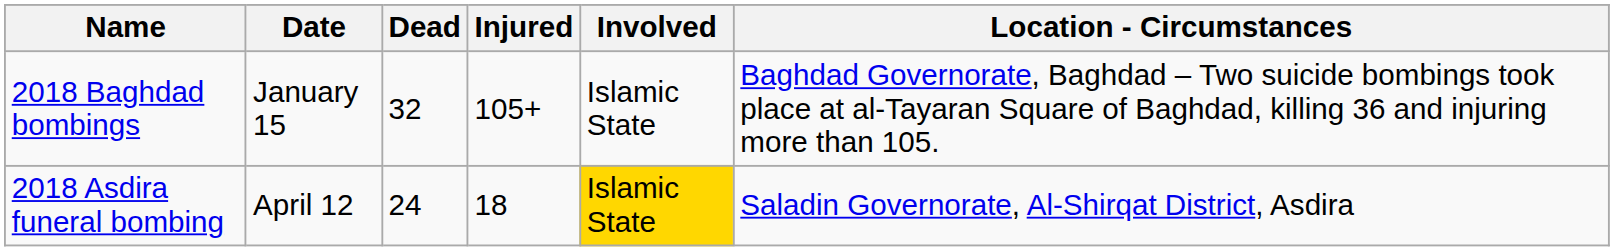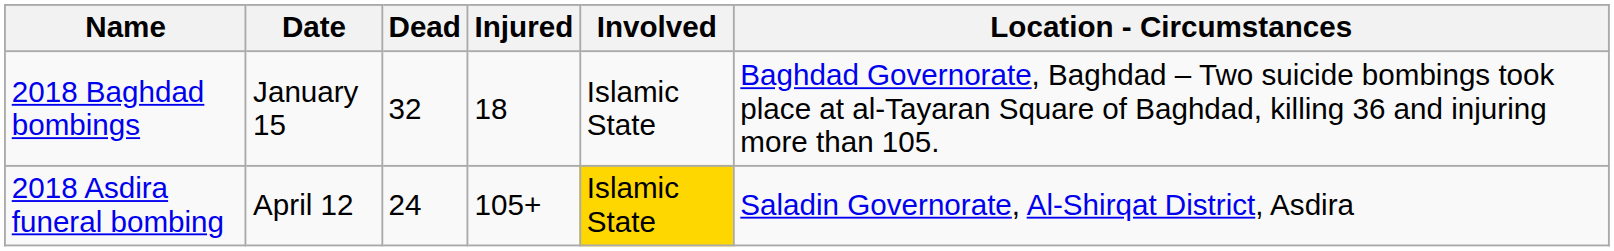(508, 108) 105+ -> (491, 108) 18
(491, 205) 18 -> (508, 205) 105+
